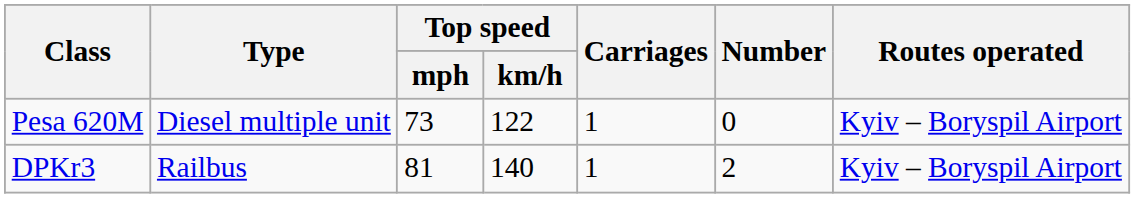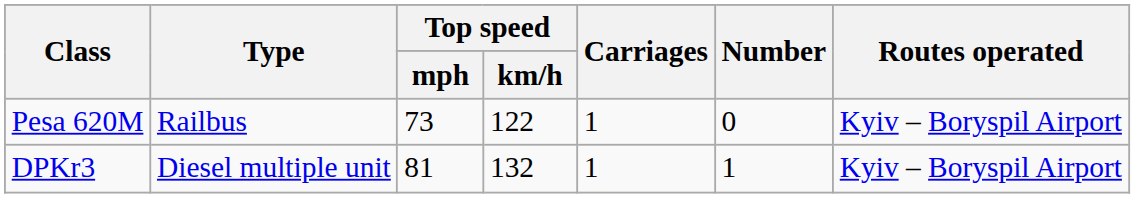(274, 121) Diesel multiple unit -> (202, 121) Railbus
(202, 167) Railbus -> (274, 167) Diesel multiple unit
(512, 167) 140 -> (512, 167) 132
(729, 167) 2 -> (729, 167) 1
